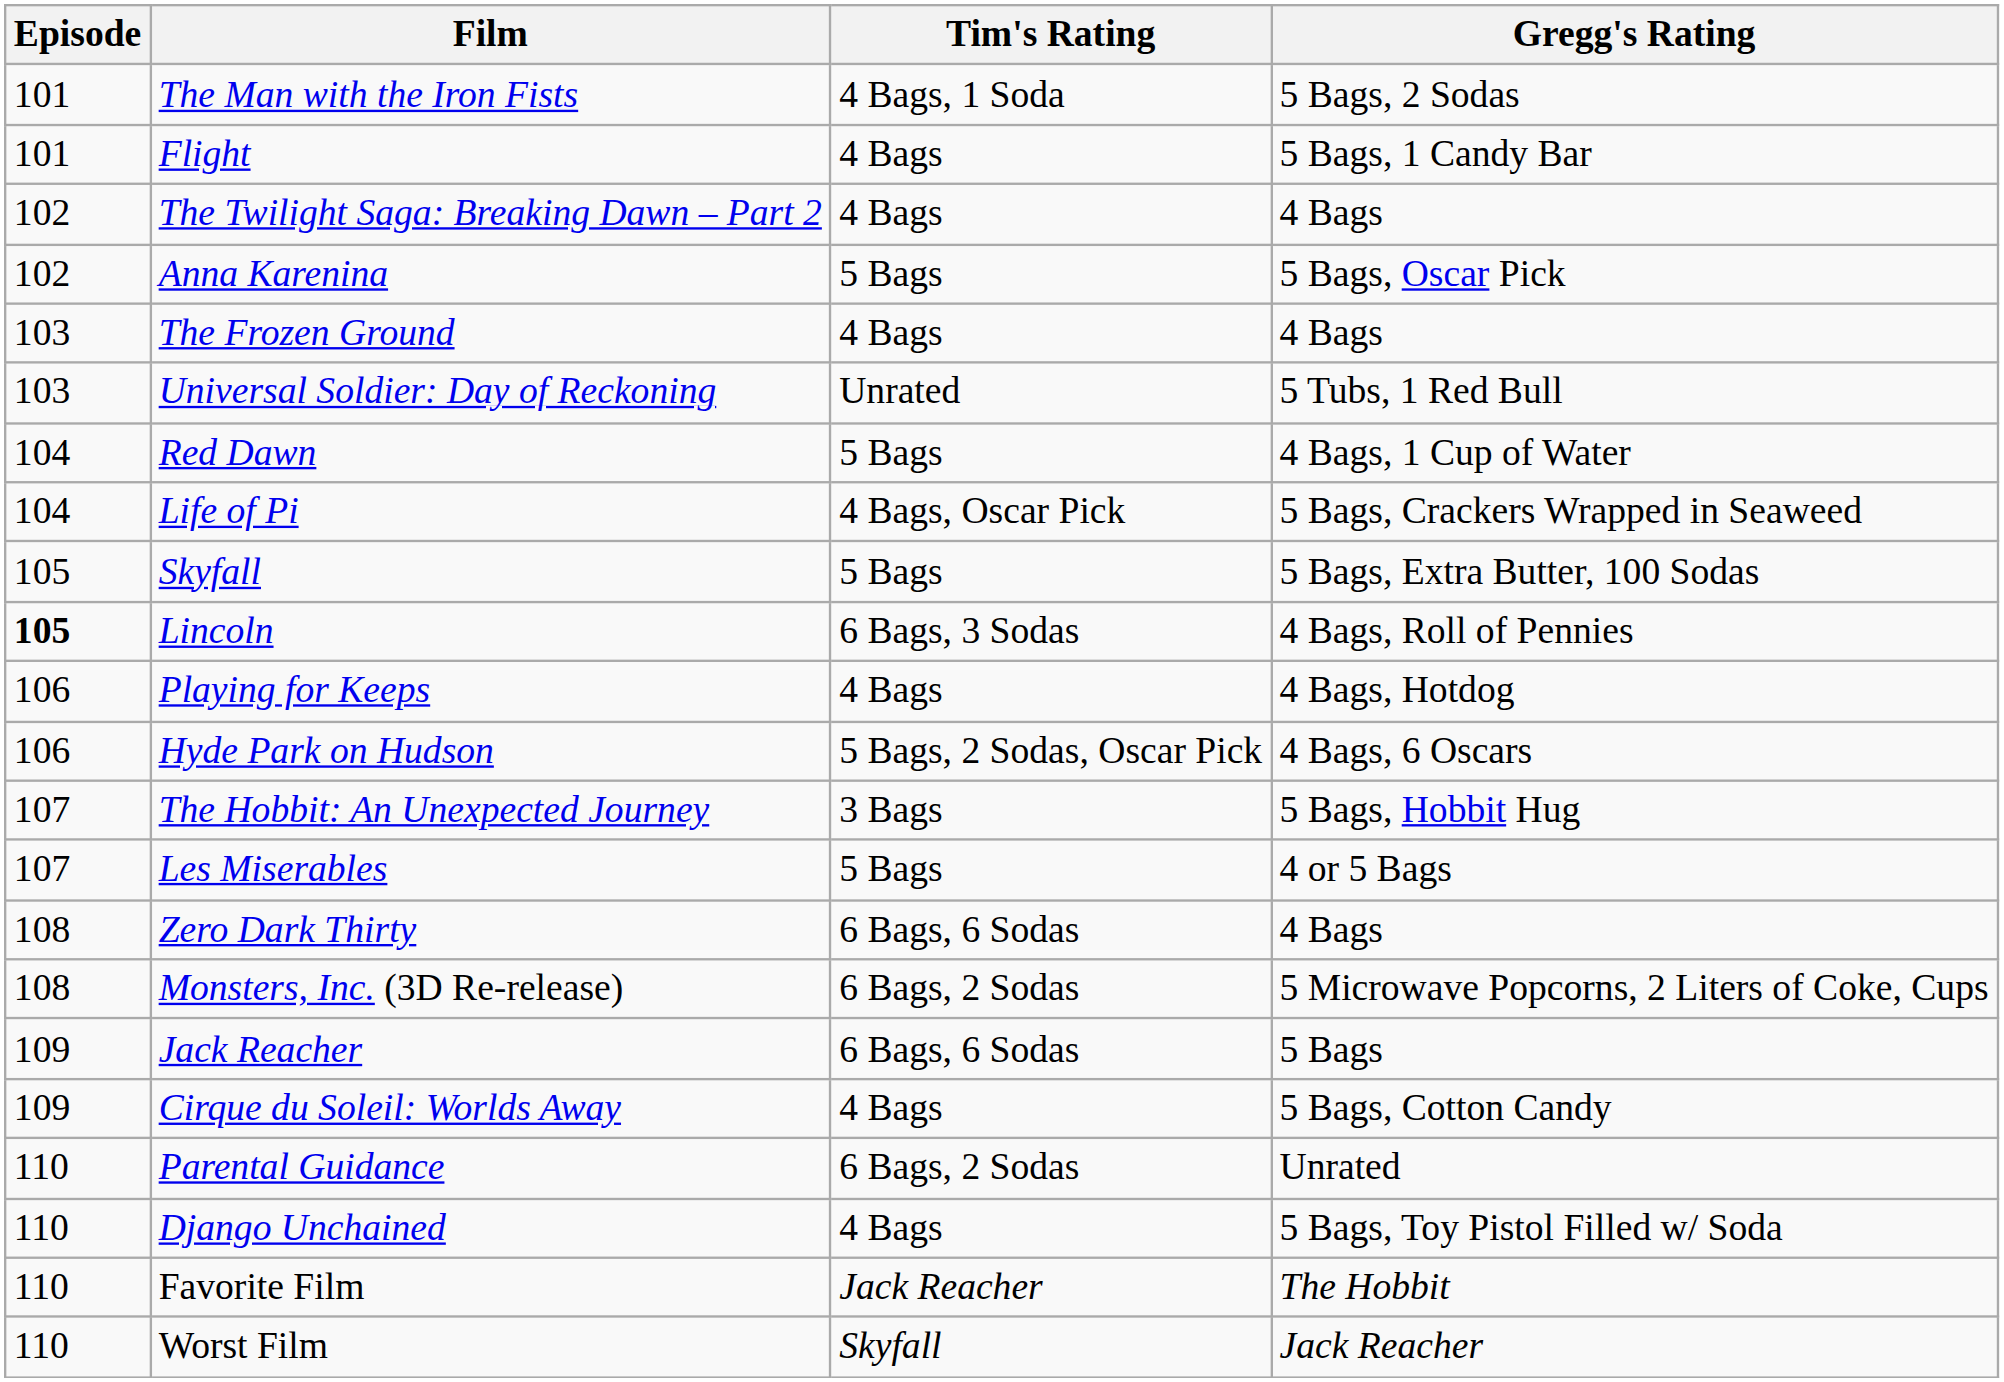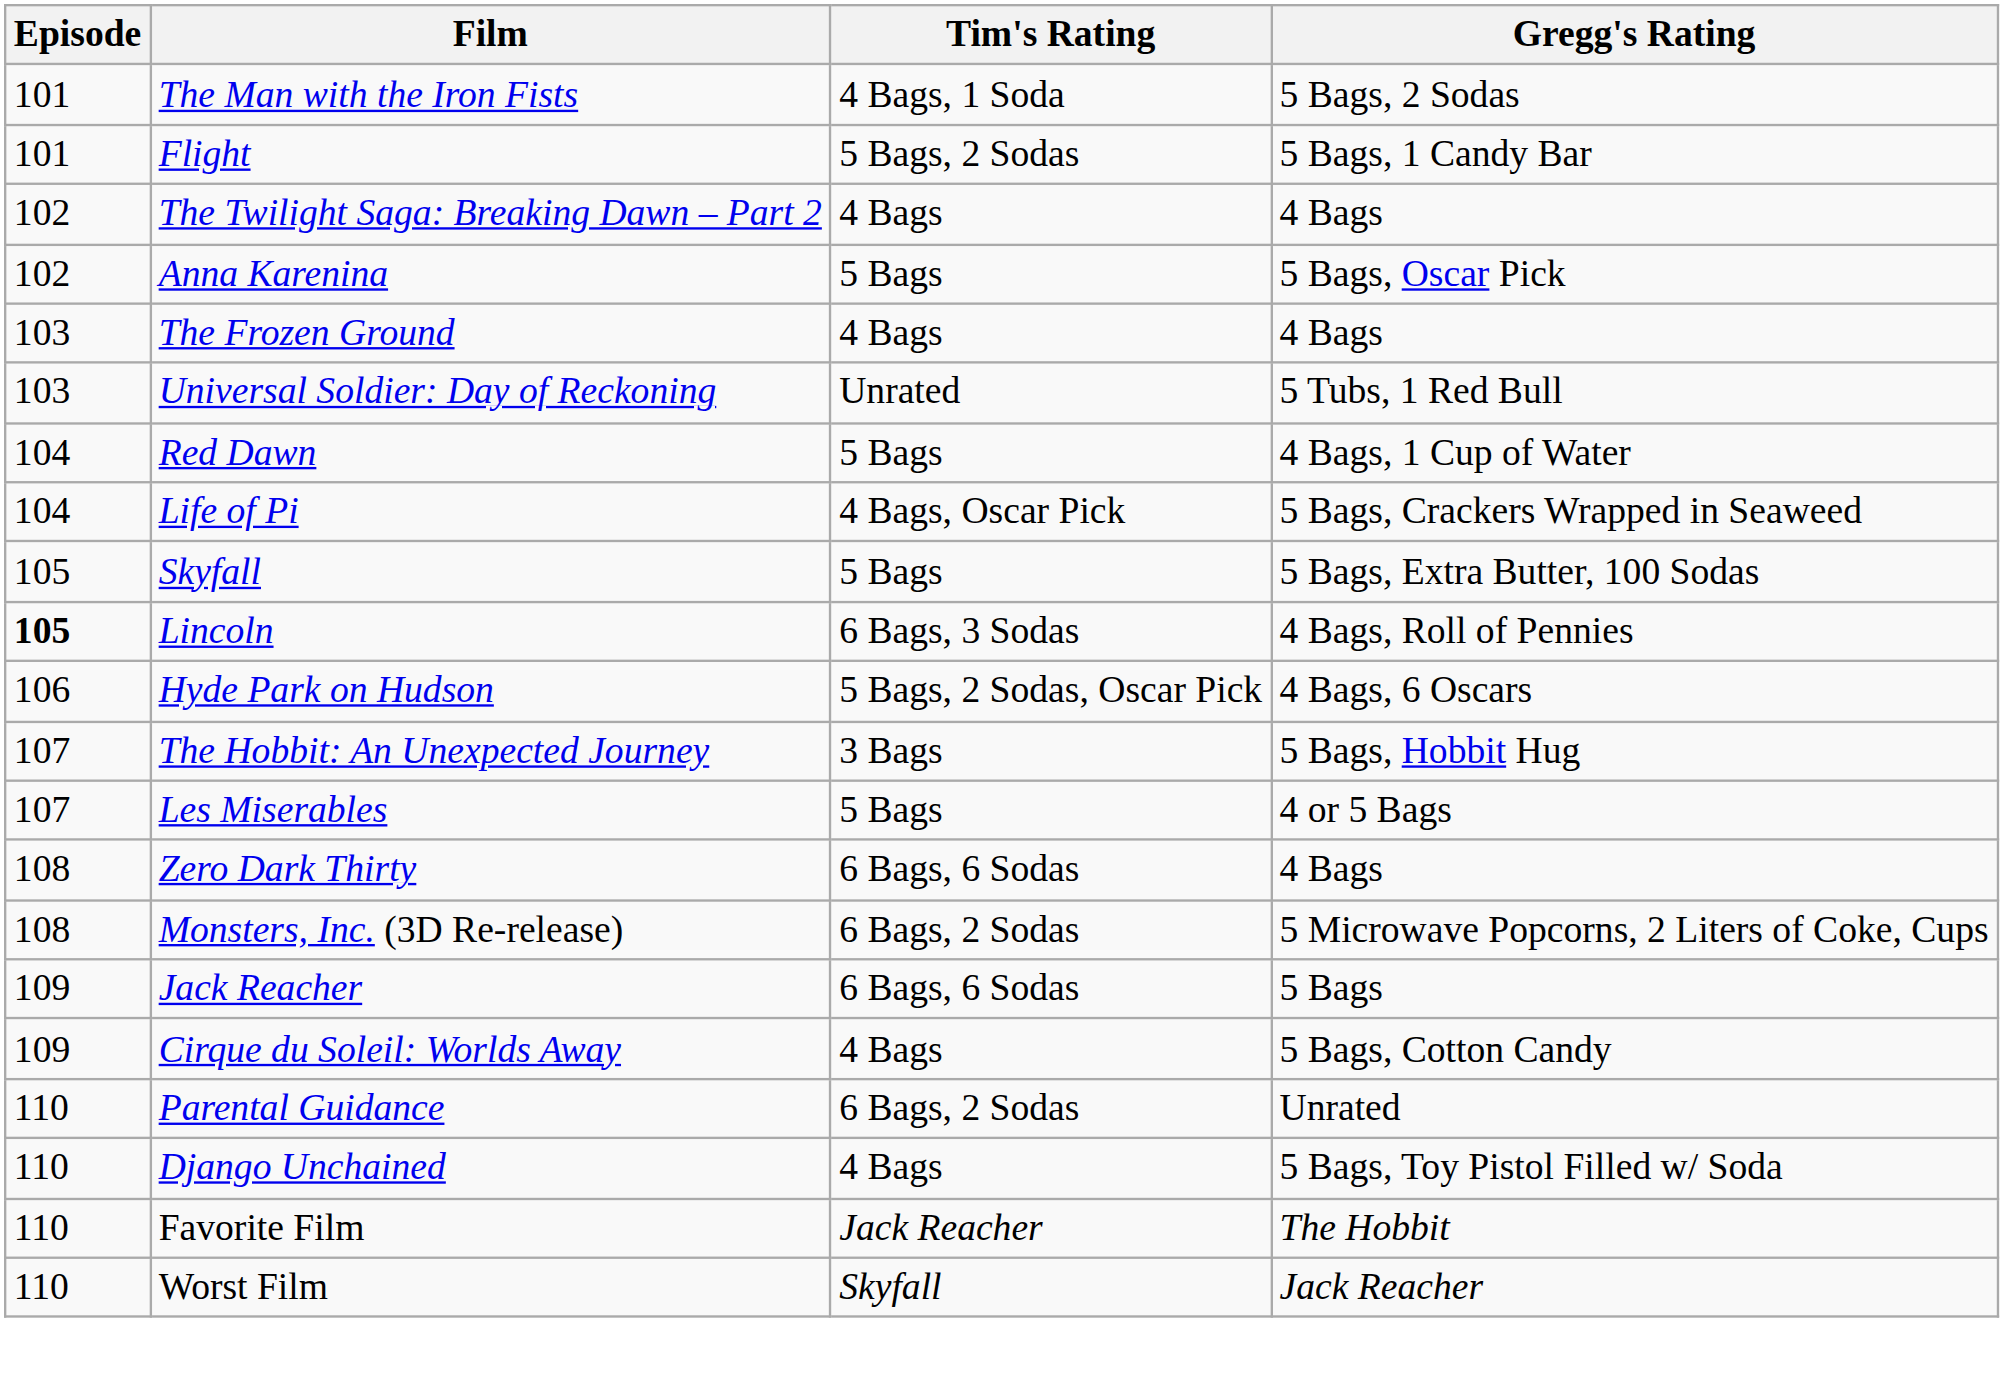(891, 153) 4 Bags -> (959, 153) 5 Bags, 2 Sodas
- row: (294, 690)
